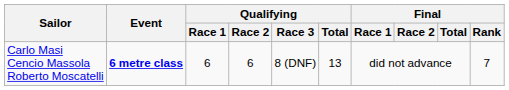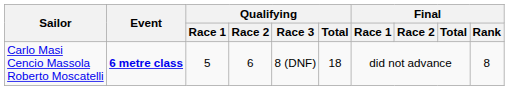(207, 64) 6 -> (207, 64) 5
(335, 64) 13 -> (335, 64) 18
(487, 64) 7 -> (487, 64) 8
